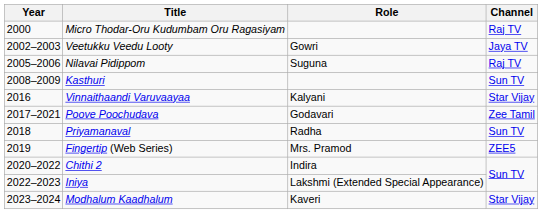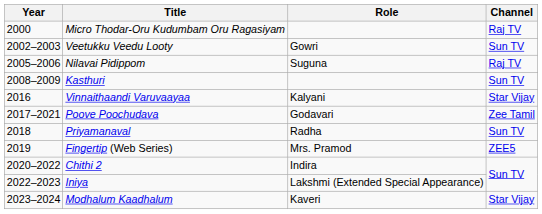(508, 47) Jaya TV -> (506, 47) Sun TV
